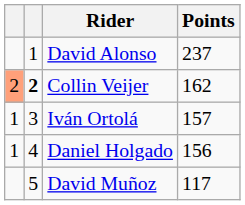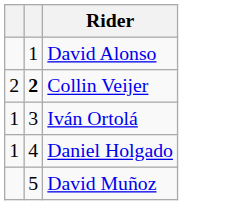- column: (208, 20)
(14, 86) lightsalmon background -> (14, 86) no background
